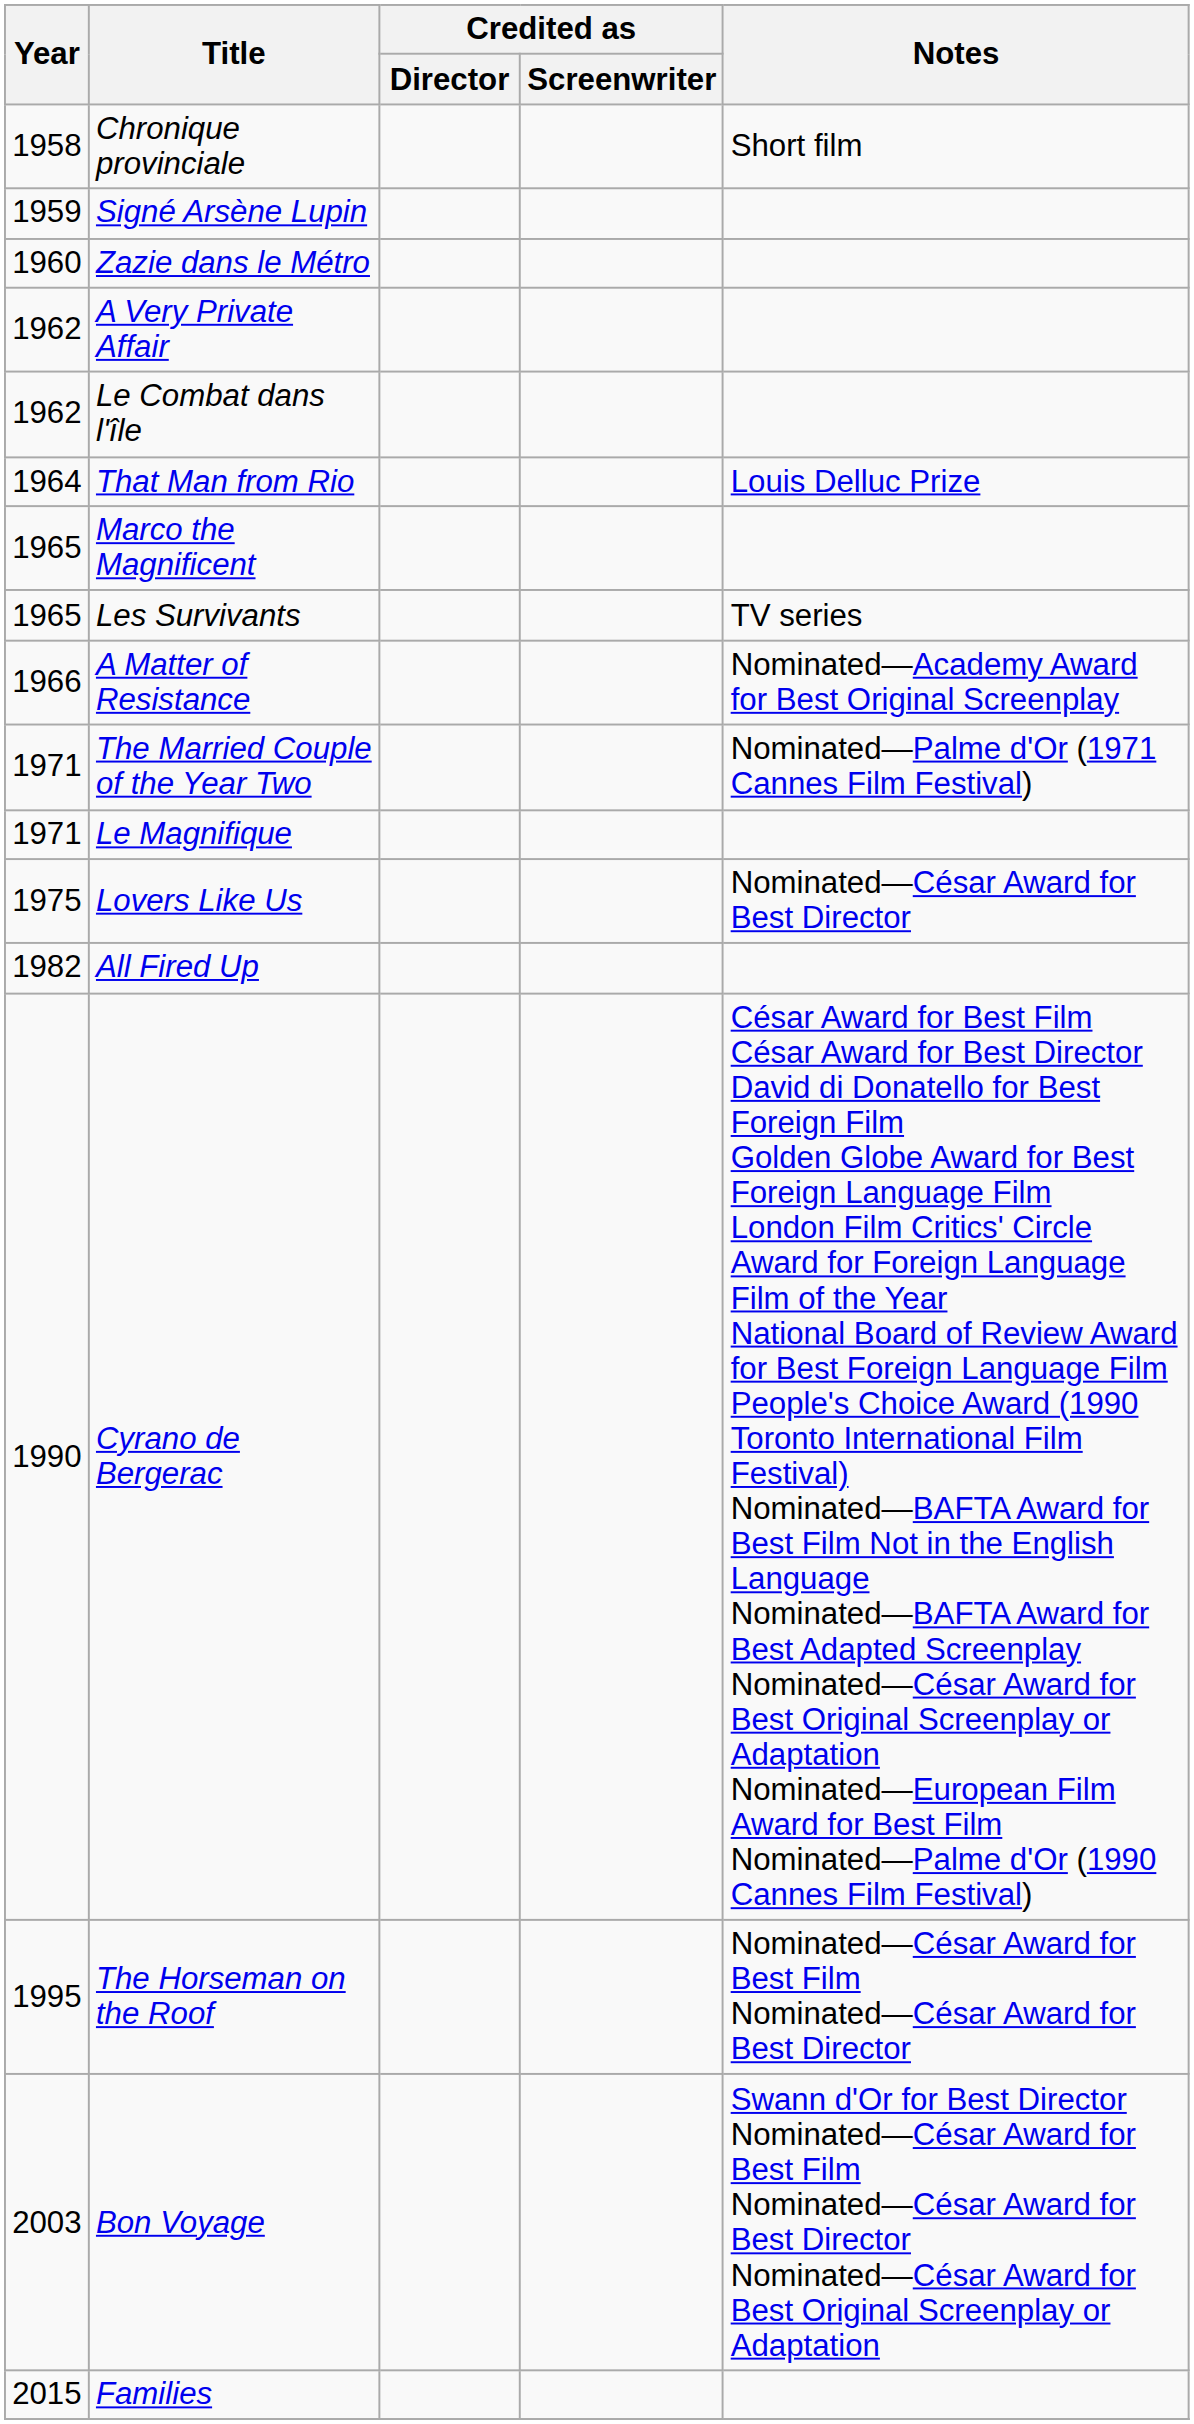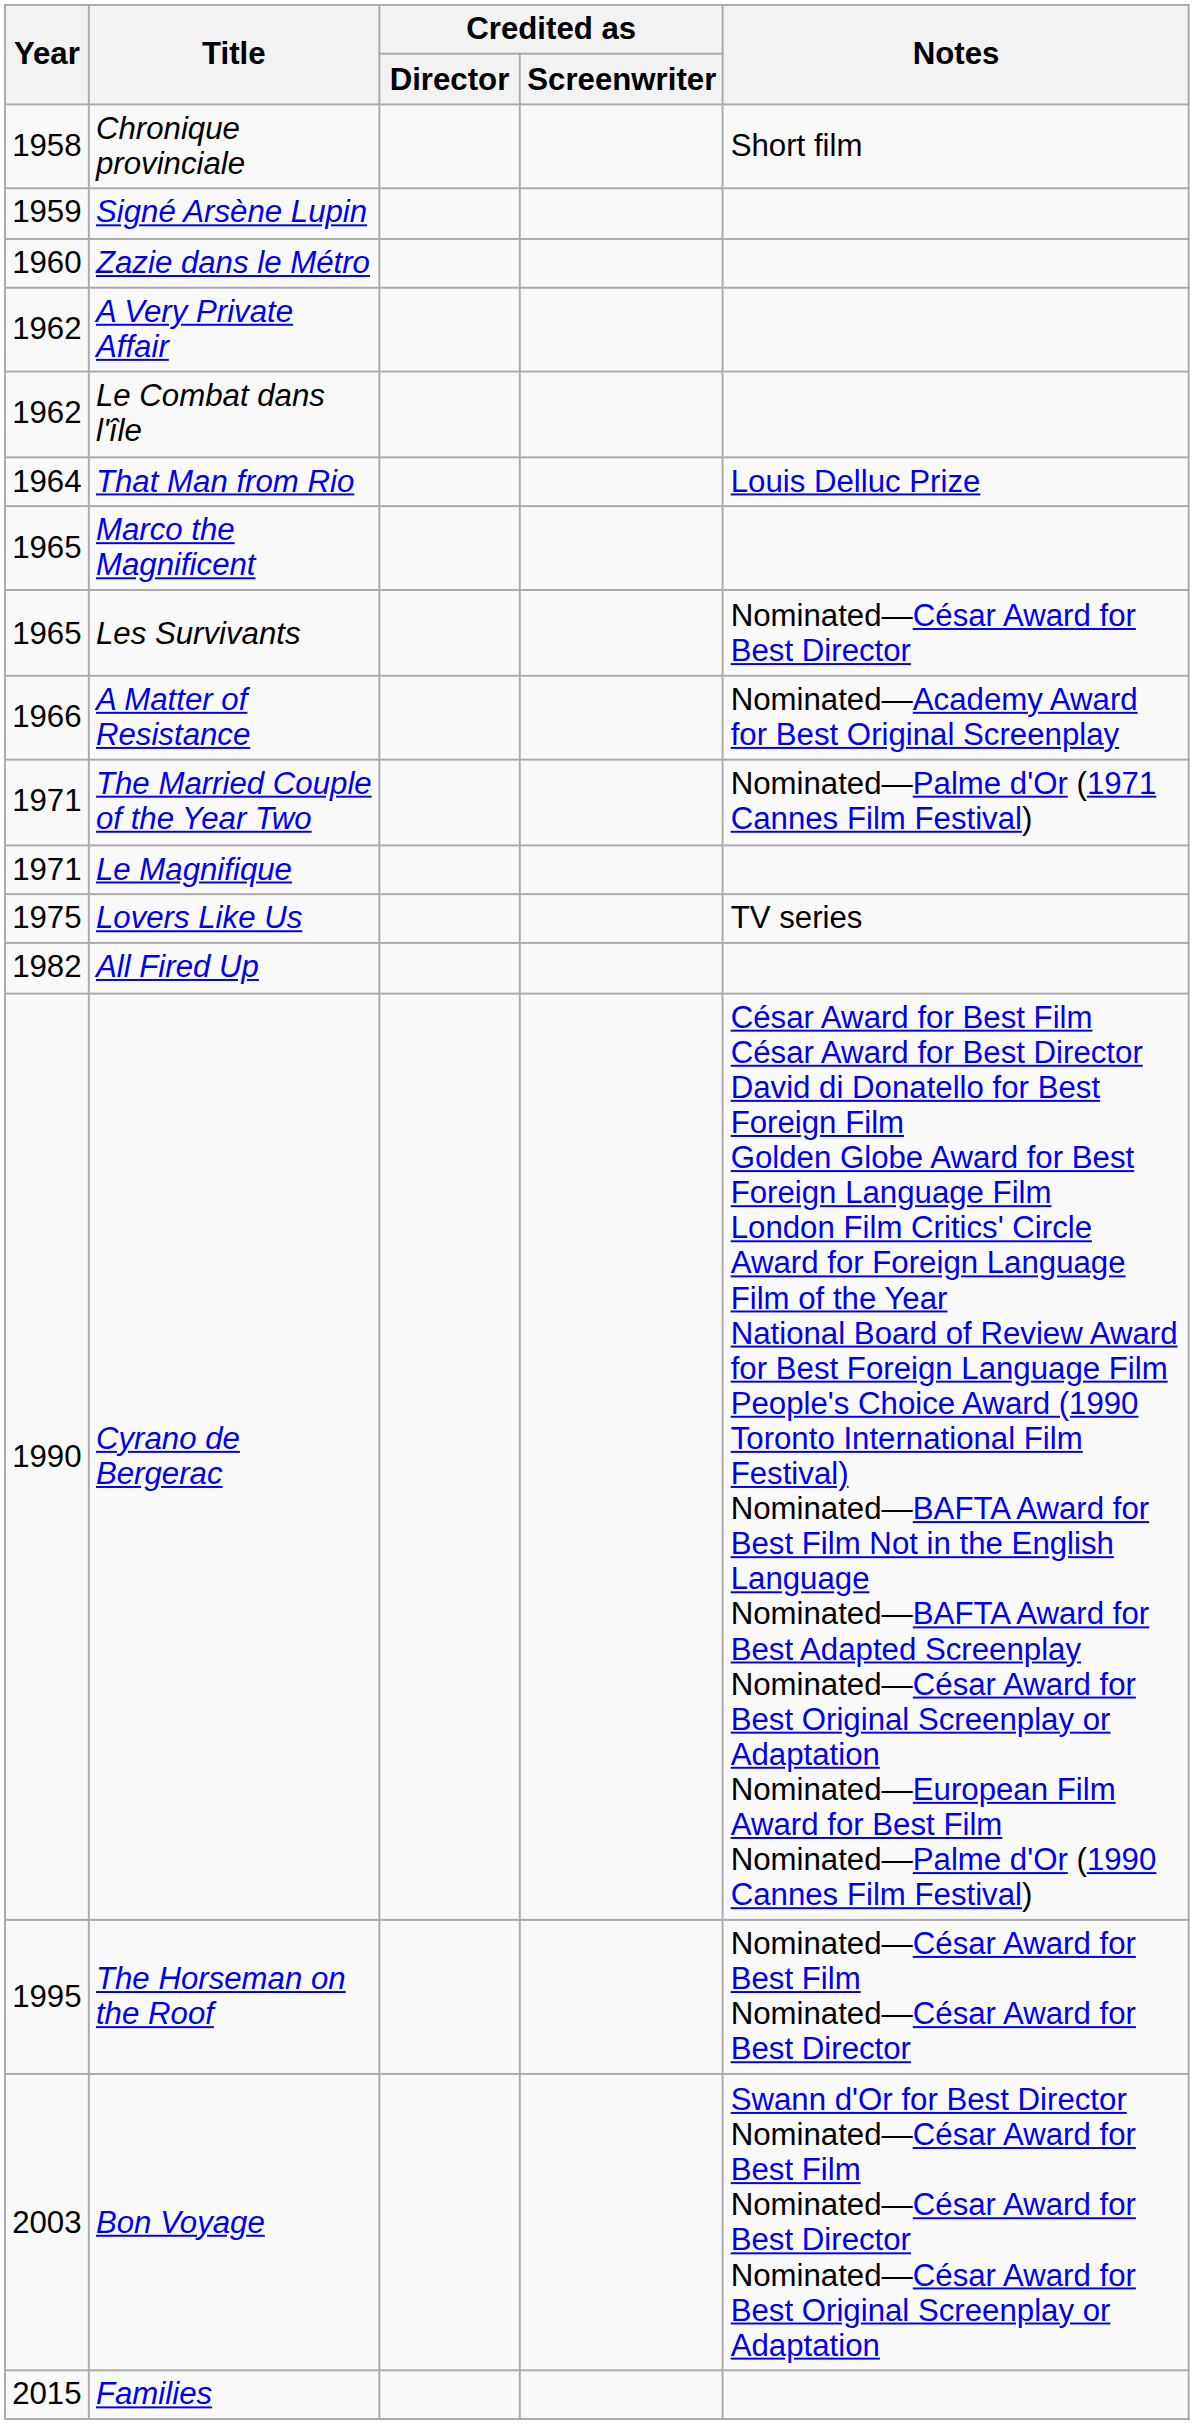(797, 614) TV series -> (933, 632) Nominated—César Award for Best Director
(933, 900) Nominated—César Award for Best Director -> (797, 918) TV series
